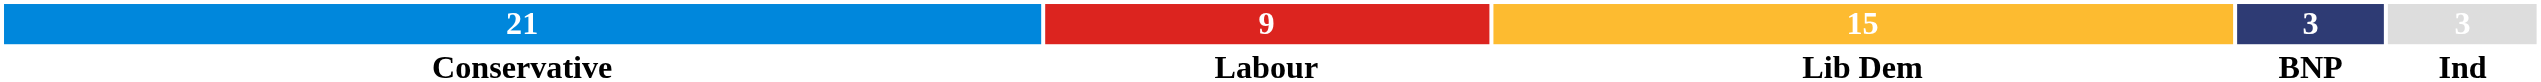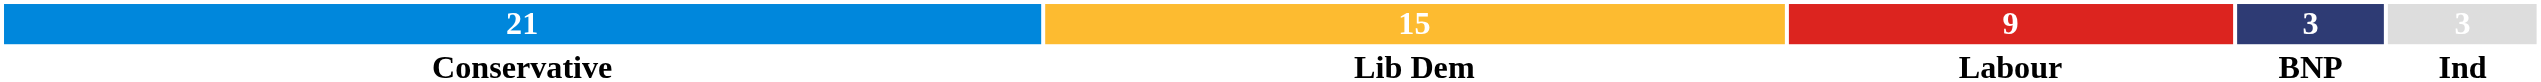columns swapped: (1863, 23) <-> (1266, 23)
